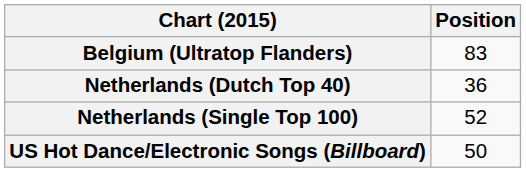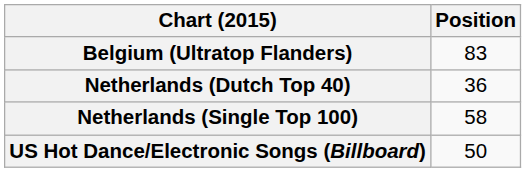(476, 118) 52 -> (476, 118) 58
